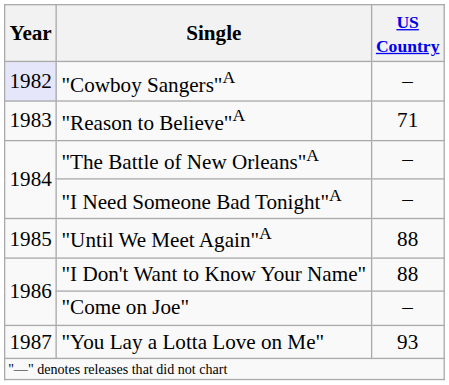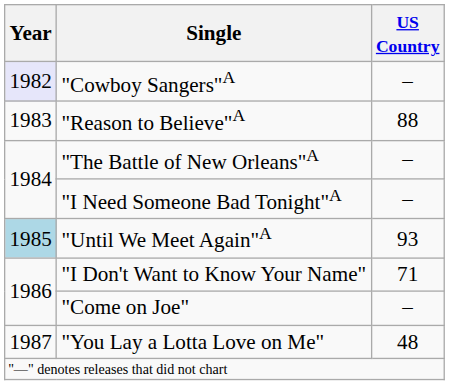(408, 120) 71 -> (408, 120) 88
(31, 238) no background -> (31, 238) lightblue background
(408, 238) 88 -> (408, 238) 93
(408, 274) 88 -> (408, 274) 71
(408, 341) 93 -> (408, 341) 48
